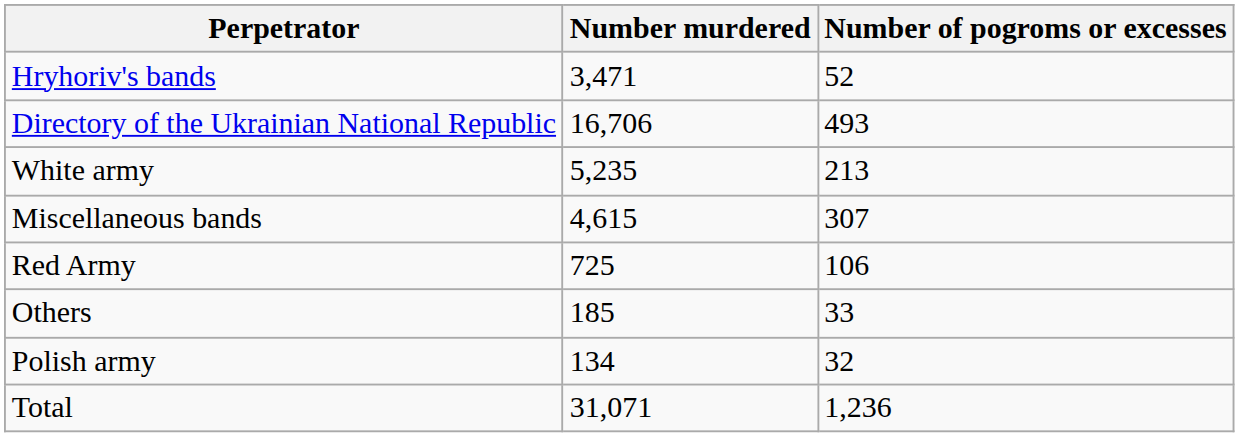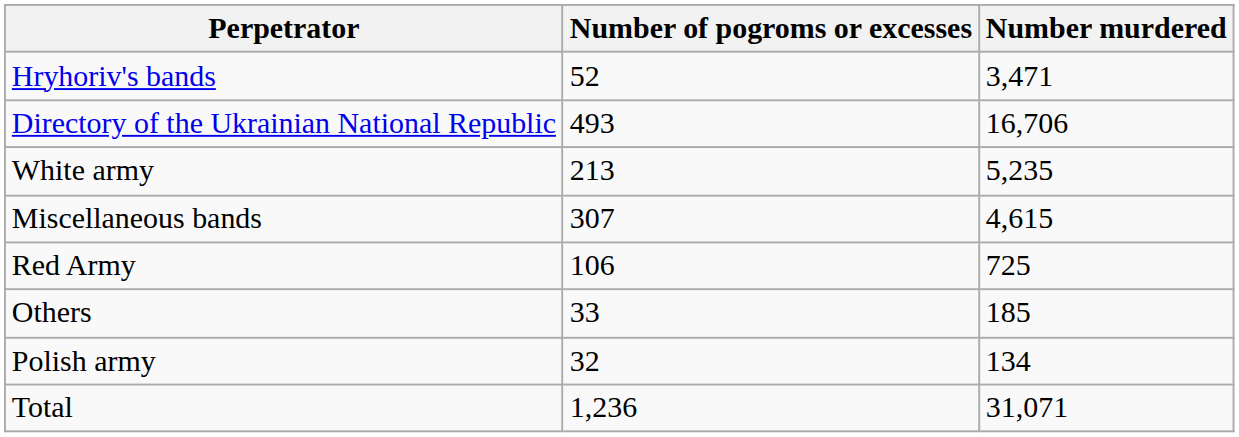columns swapped: (1025, 28) <-> (690, 28)
